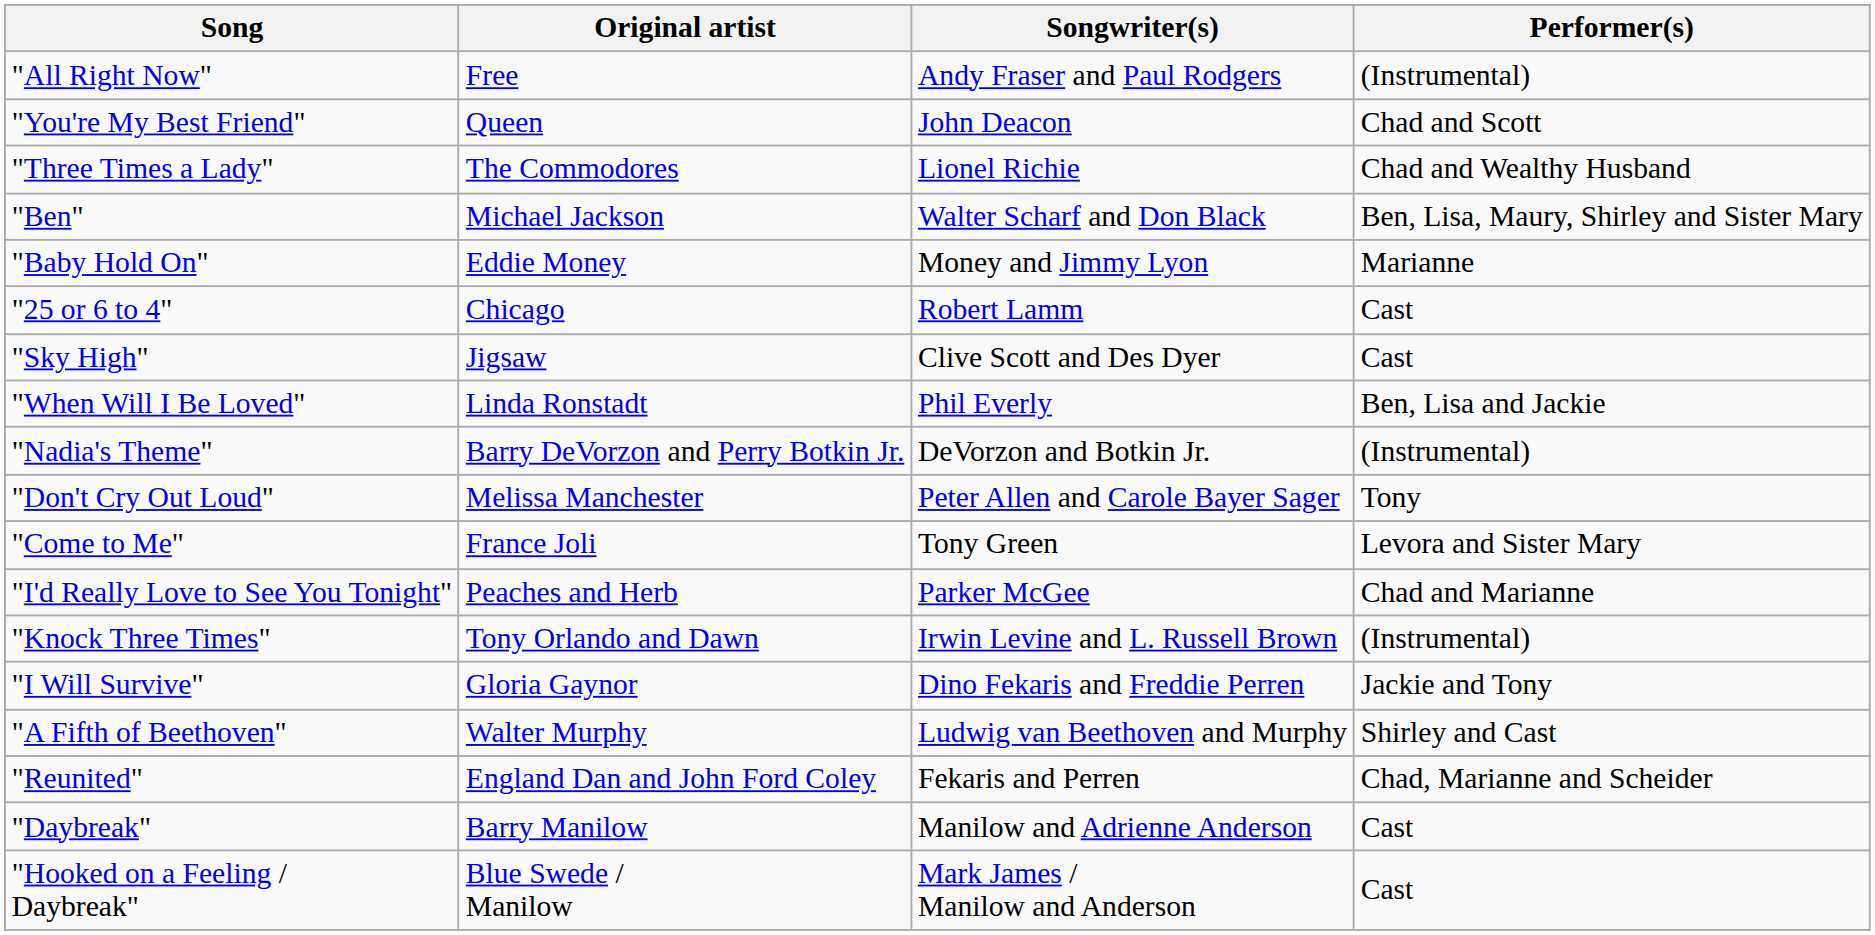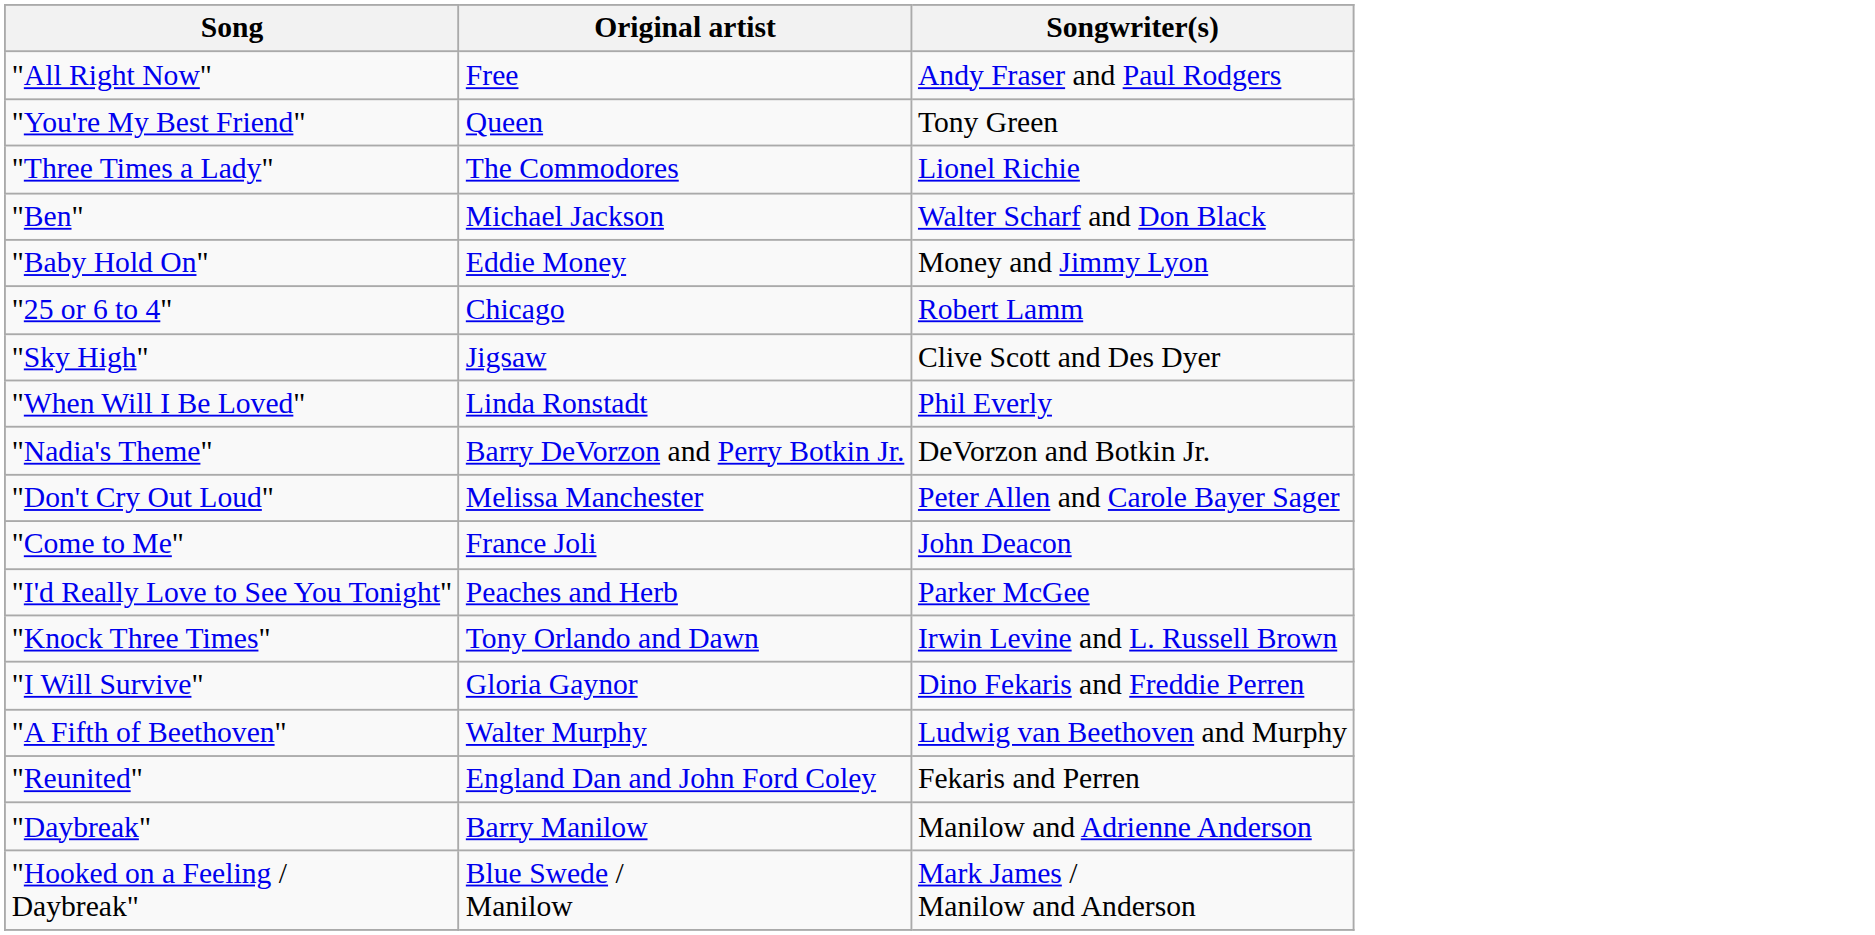- column: (1612, 27)
(995, 121) John Deacon -> (988, 121) Tony Green
(988, 544) Tony Green -> (995, 544) John Deacon
